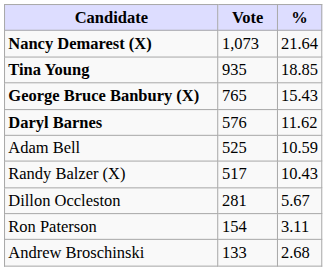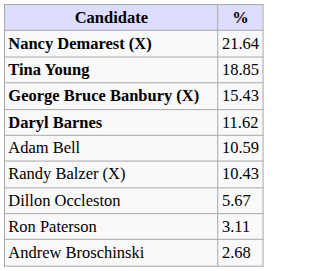- column: (248, 17)
